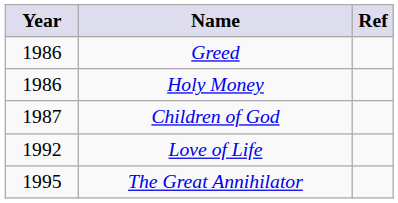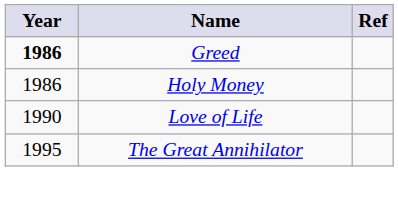(42, 52) normal -> (42, 52) bold
- row: (215, 117)
(42, 149) 1992 -> (42, 117) 1990
